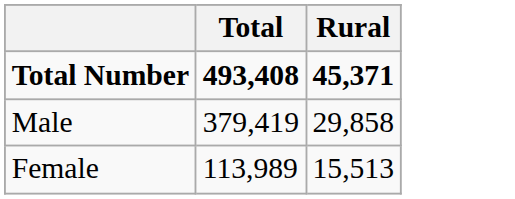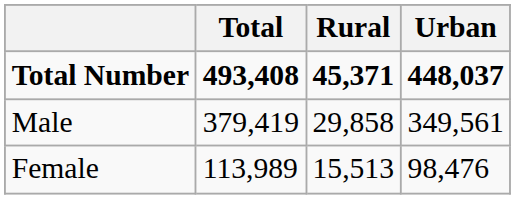+ column: (456, 27)
